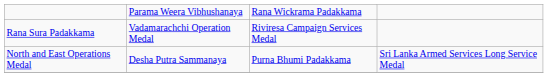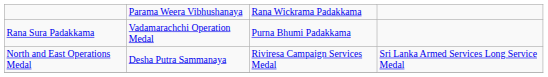(307, 33) Riviresa Campaign Services Medal -> (301, 33) Purna Bhumi Padakkama
(301, 59) Purna Bhumi Padakkama -> (307, 59) Riviresa Campaign Services Medal
